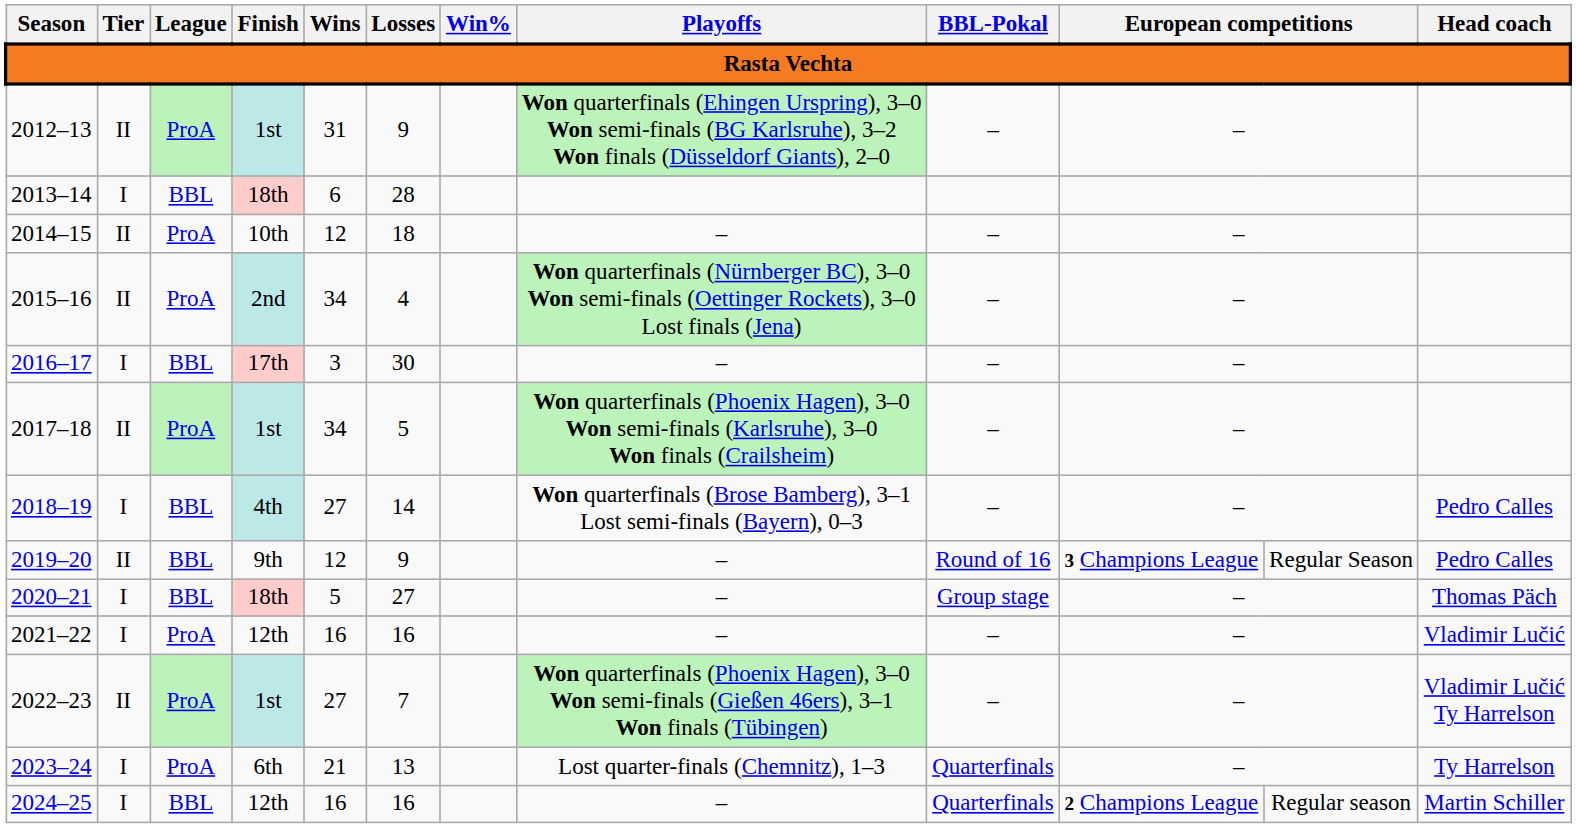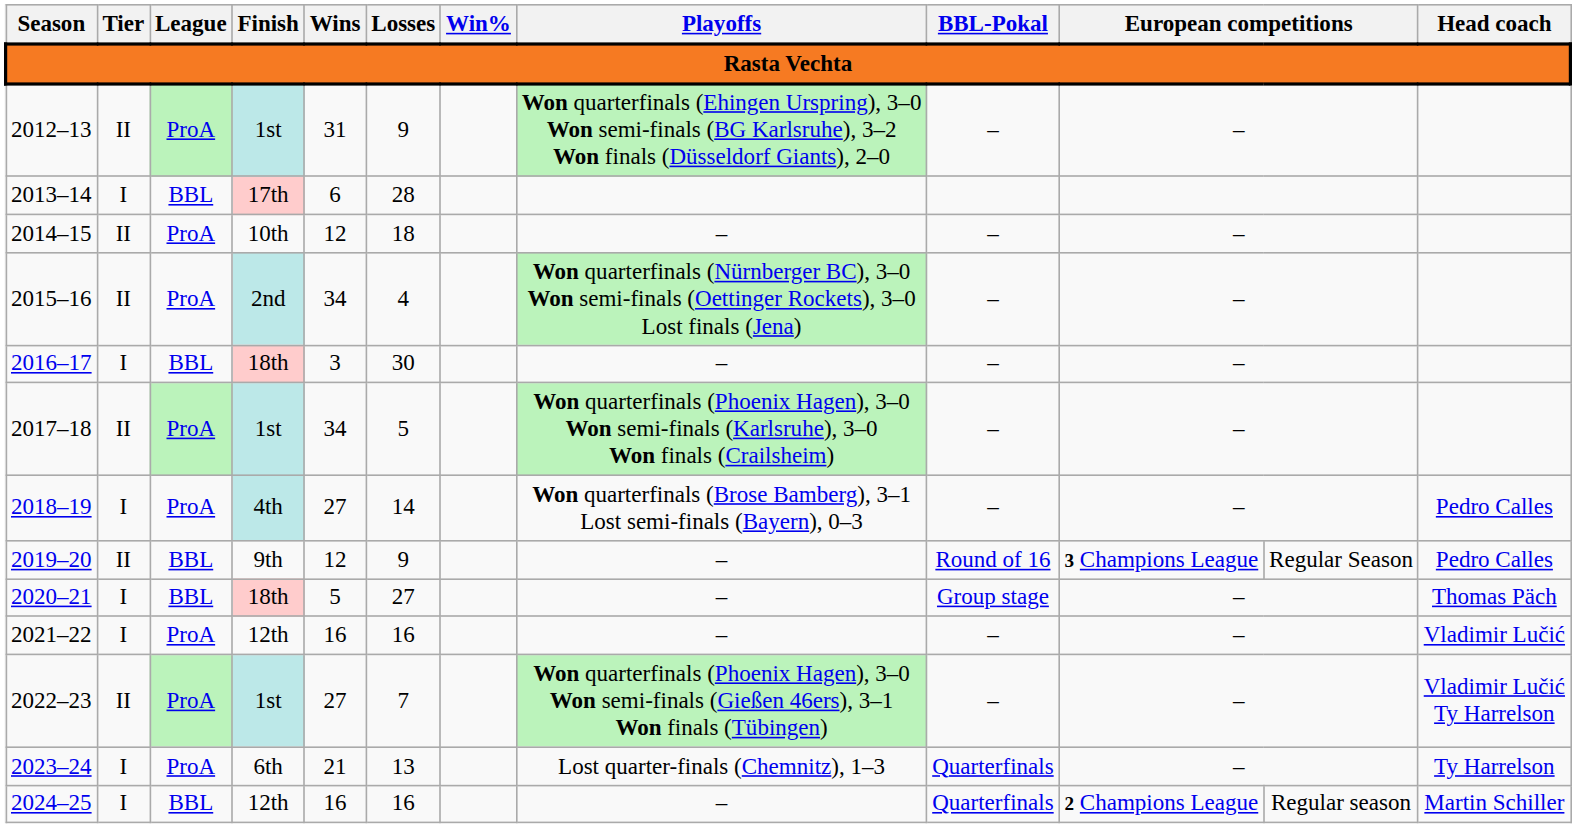(268, 195) 18th -> (268, 195) 17th
(268, 363) 17th -> (268, 363) 18th
(191, 507) BBL -> (191, 507) ProA
